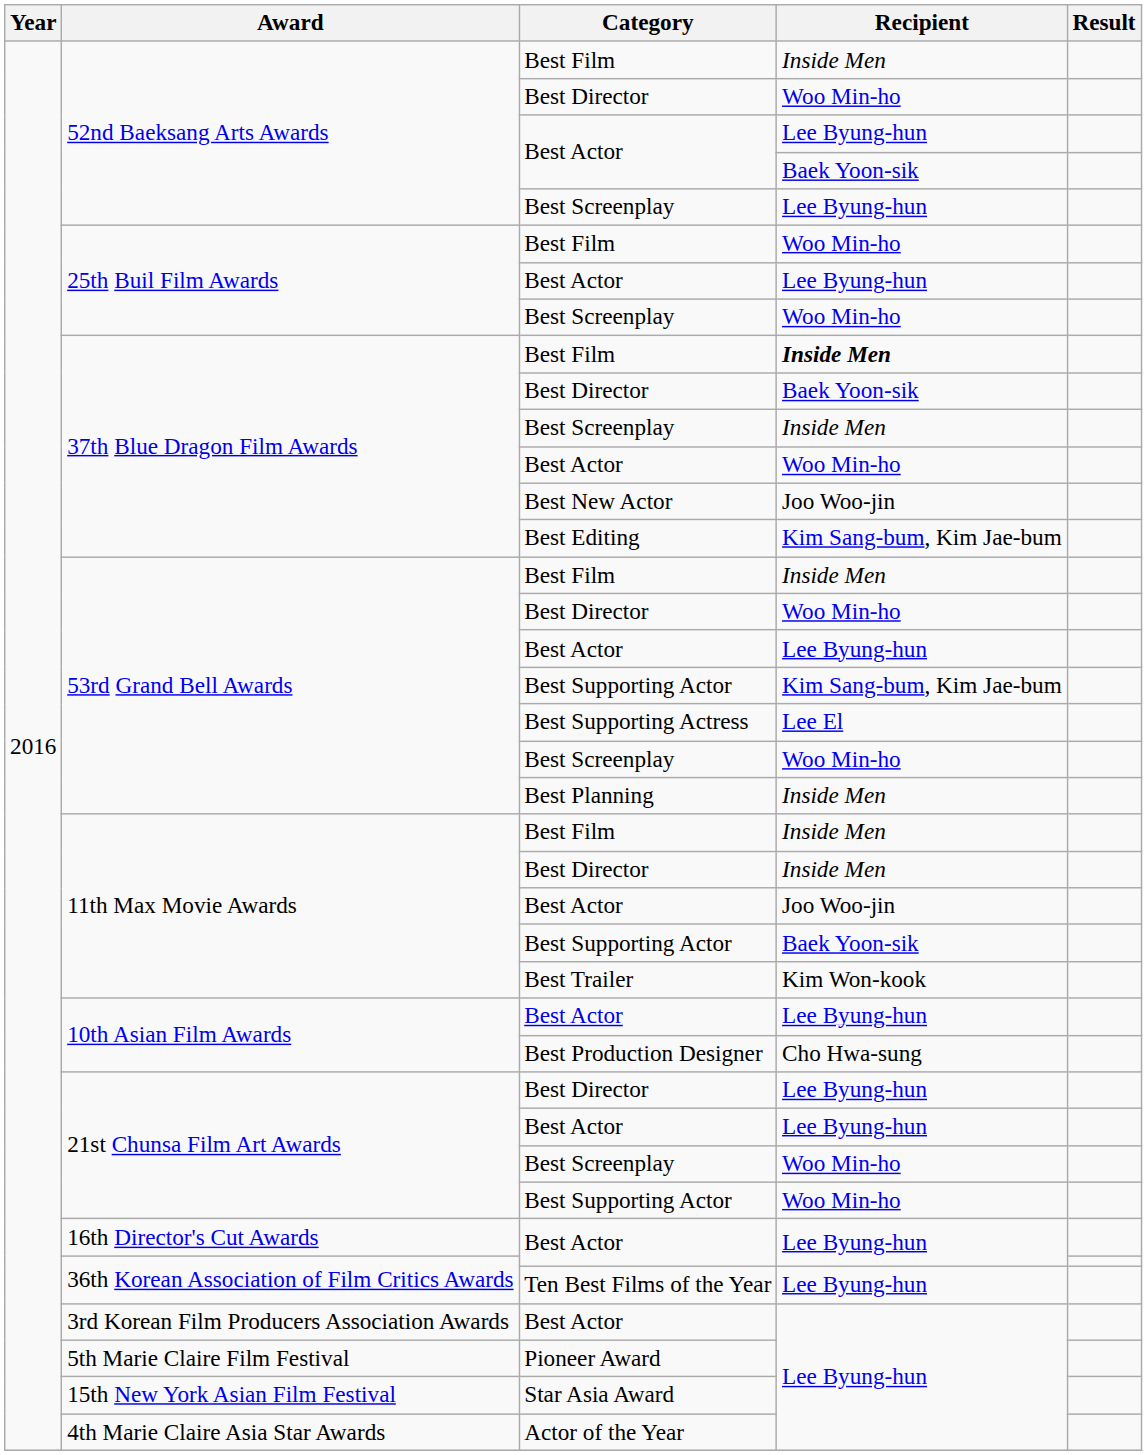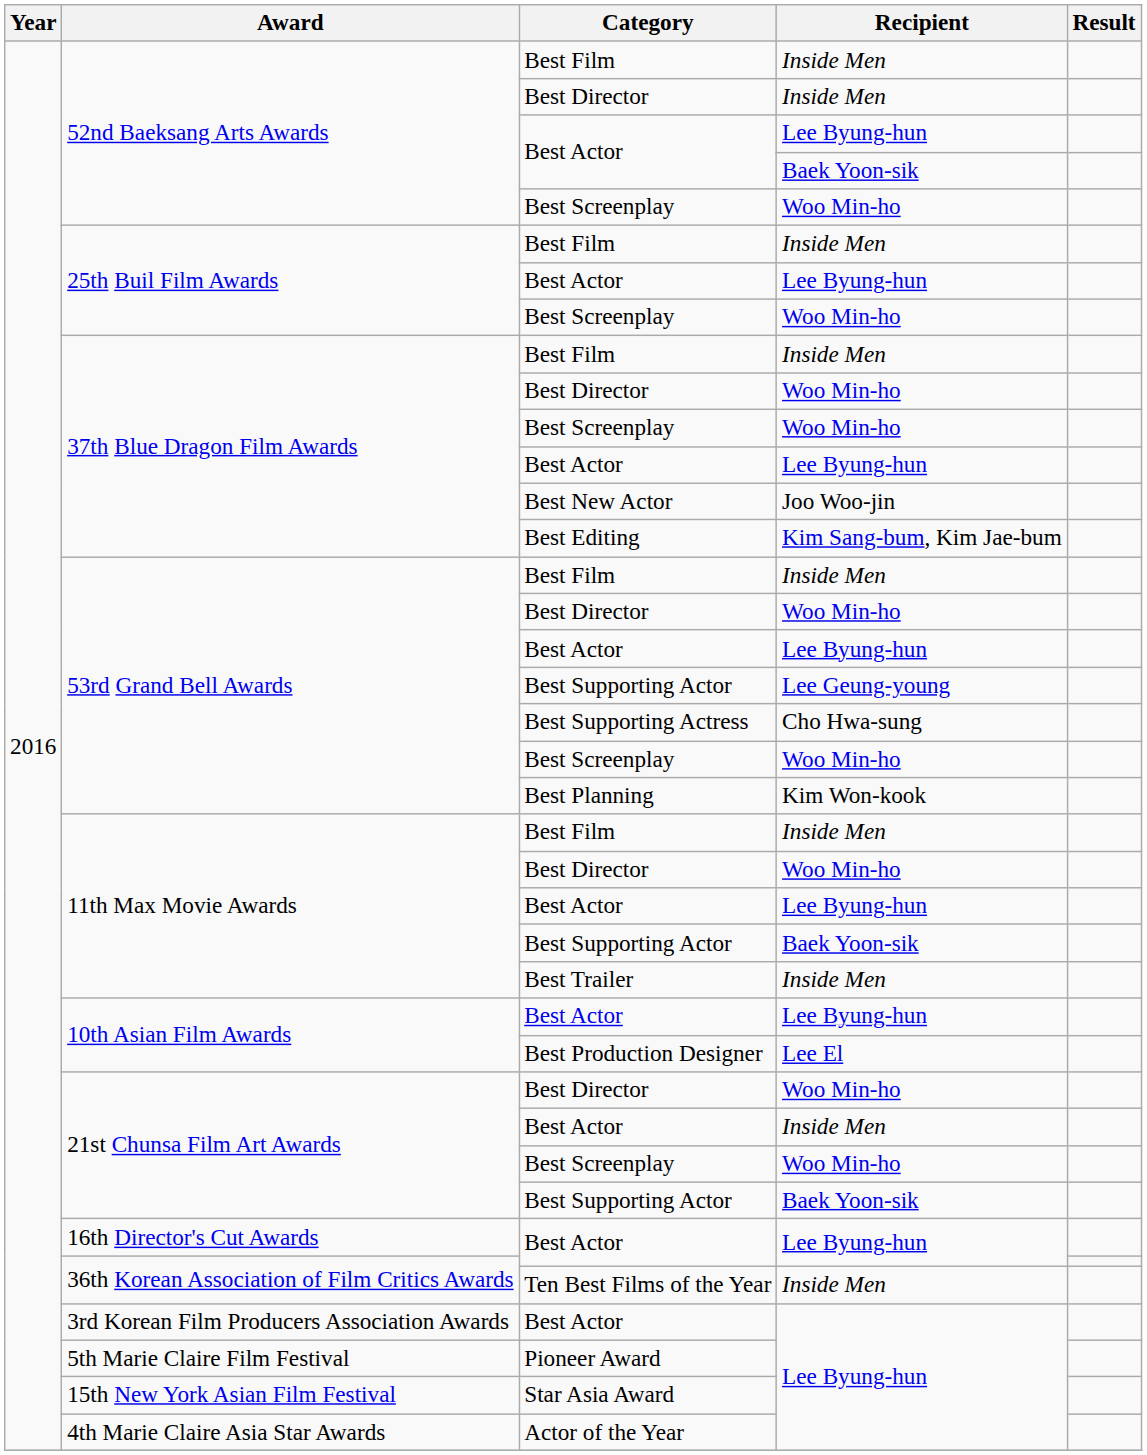(841, 96) Woo Min-ho -> (834, 96) Inside Men
(855, 206) Lee Byung-hun -> (841, 206) Woo Min-ho
(841, 243) Woo Min-ho -> (834, 243) Inside Men
(837, 354) bold -> (834, 354) normal
(850, 390) Baek Yoon-sik -> (841, 390) Woo Min-ho
(834, 427) Inside Men -> (841, 427) Woo Min-ho
(841, 464) Woo Min-ho -> (855, 464) Lee Byung-hun
(922, 685) Kim Sang-bum, Kim Jae-bum -> (866, 685) Lee Geung-young
(813, 721) Lee El -> (852, 721) Cho Hwa-sung
(834, 795) Inside Men -> (854, 795) Kim Won-kook
(834, 869) Inside Men -> (841, 869) Woo Min-ho
(839, 905) Joo Woo-jin -> (855, 905) Lee Byung-hun
(854, 979) Kim Won-kook -> (834, 979) Inside Men
(852, 1053) Cho Hwa-sung -> (813, 1053) Lee El
(855, 1089) Lee Byung-hun -> (841, 1089) Woo Min-ho
(855, 1126) Lee Byung-hun -> (834, 1126) Inside Men
(841, 1200) Woo Min-ho -> (850, 1200) Baek Yoon-sik
(855, 1284) Lee Byung-hun -> (834, 1284) Inside Men
